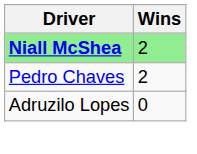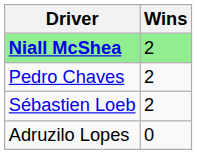+ row: (72, 105)
